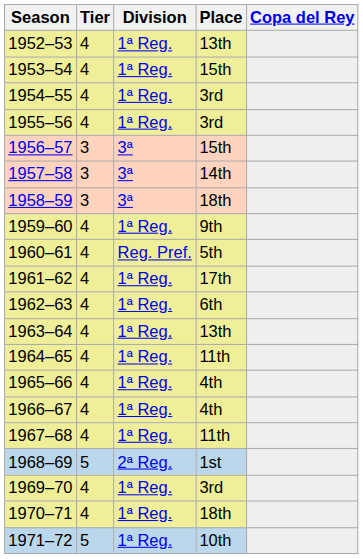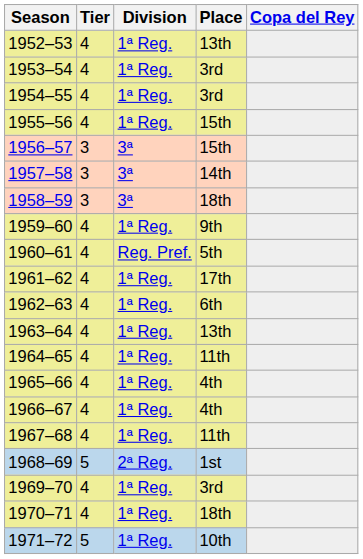(215, 69) 15th -> (211, 69) 3rd
(211, 122) 3rd -> (215, 122) 15th
